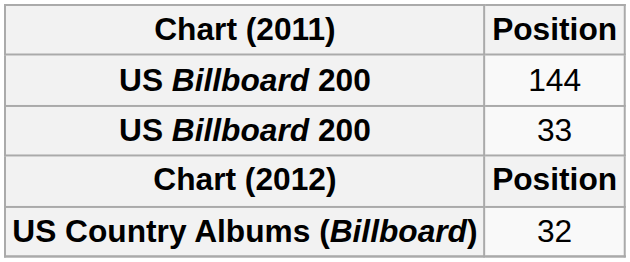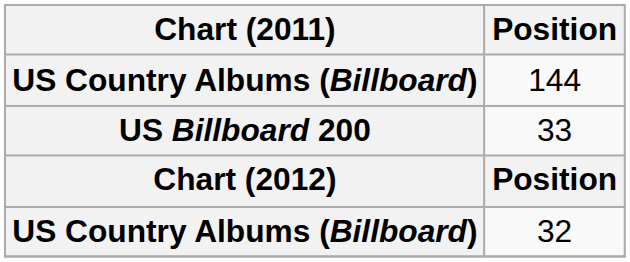(245, 79) US Billboard 200 -> (245, 79) US Country Albums (Billboard)
